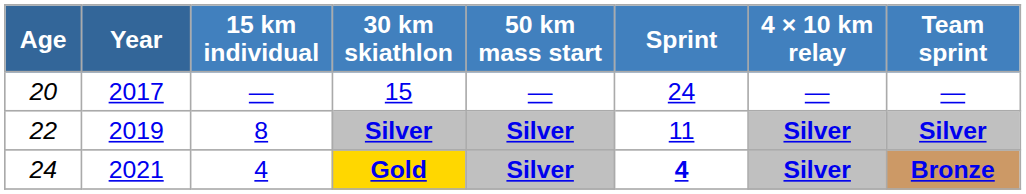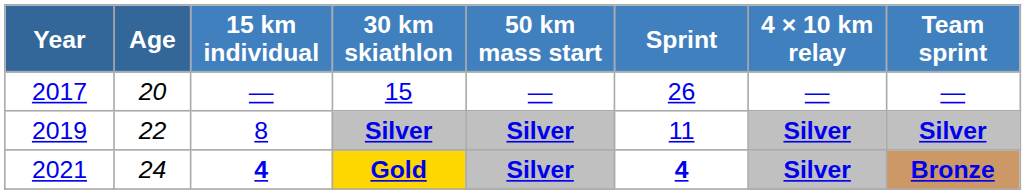columns swapped: (136, 38) <-> (43, 38)
(682, 92) 24 -> (682, 92) 26
(261, 170) normal -> (261, 170) bold
